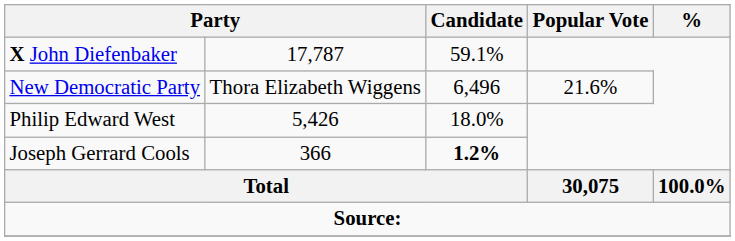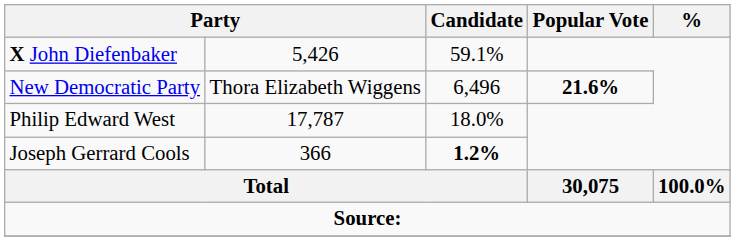(315, 53) 17,787 -> (315, 53) 5,426
(590, 86) normal -> (590, 86) bold
(315, 119) 5,426 -> (315, 119) 17,787
